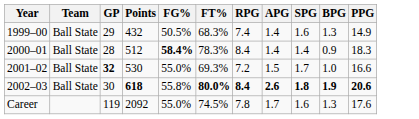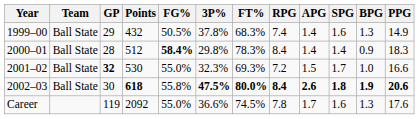+ column: (214, 13)
